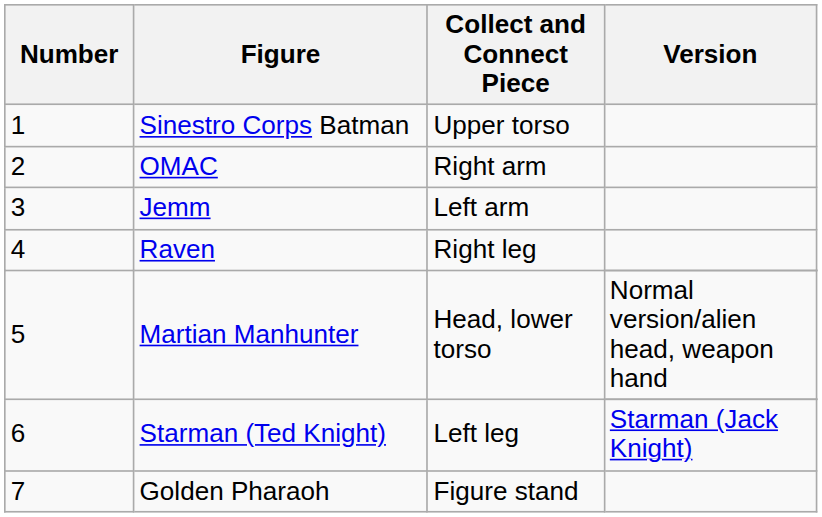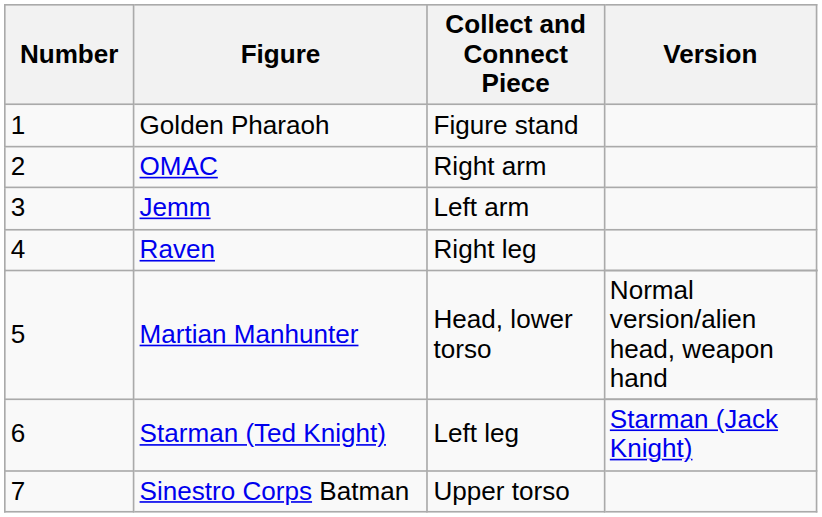(274, 125) Sinestro Corps Batman -> (235, 125) Golden Pharaoh
(502, 125) Upper torso -> (506, 125) Figure stand
(235, 490) Golden Pharaoh -> (274, 490) Sinestro Corps Batman
(506, 490) Figure stand -> (502, 490) Upper torso
